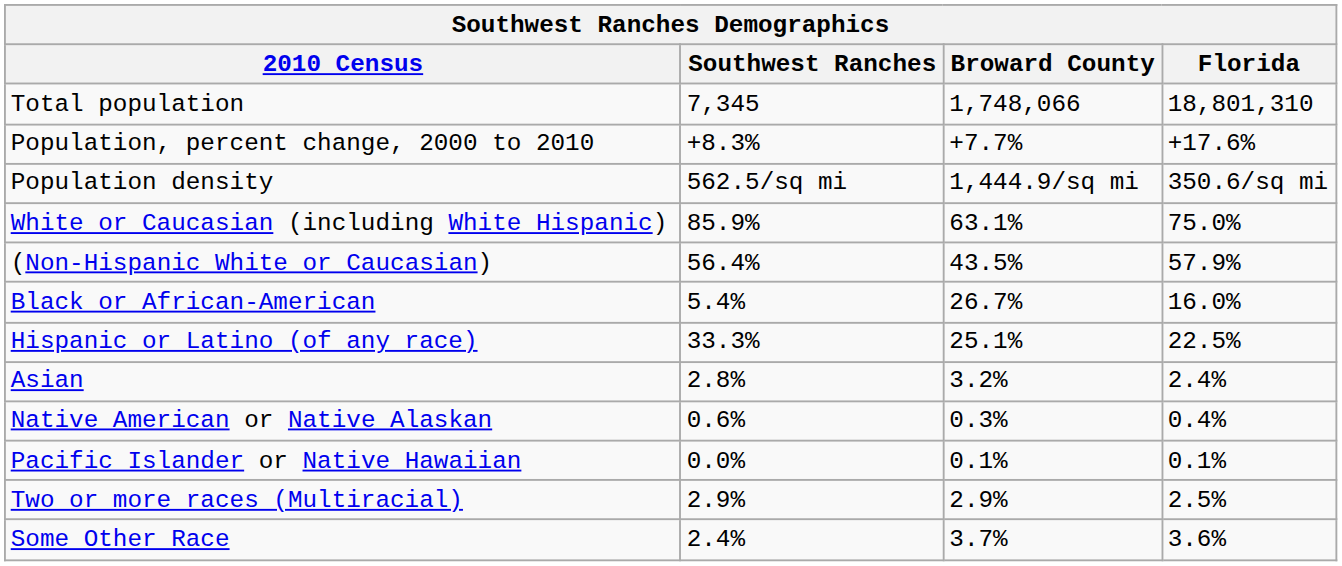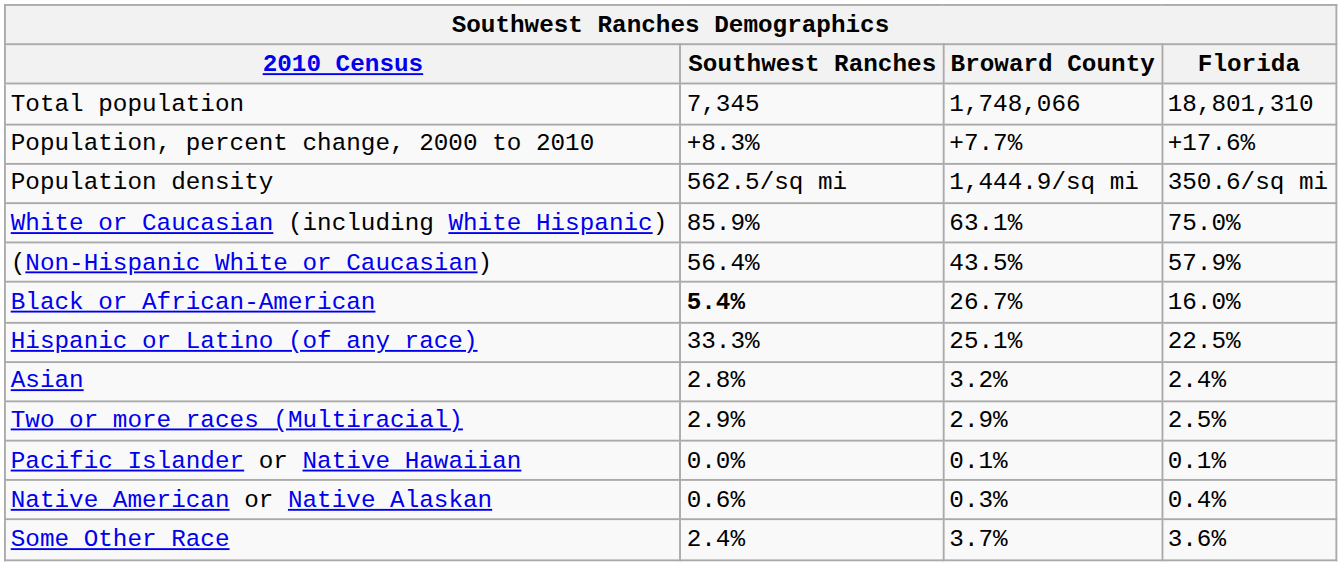(716, 302) normal -> (716, 302) bold
rows swapped: (251, 421) <-> (237, 500)
